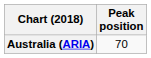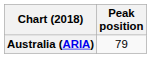(121, 44) 70 -> (121, 44) 79
